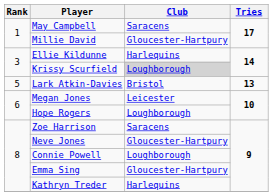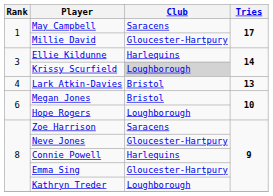(17, 84) 5 -> (17, 84) 4
(151, 98) Leicester -> (145, 98) Bristol
(159, 156) Loughborough -> (153, 156) Harlequins
(153, 184) Harlequins -> (159, 184) Loughborough
